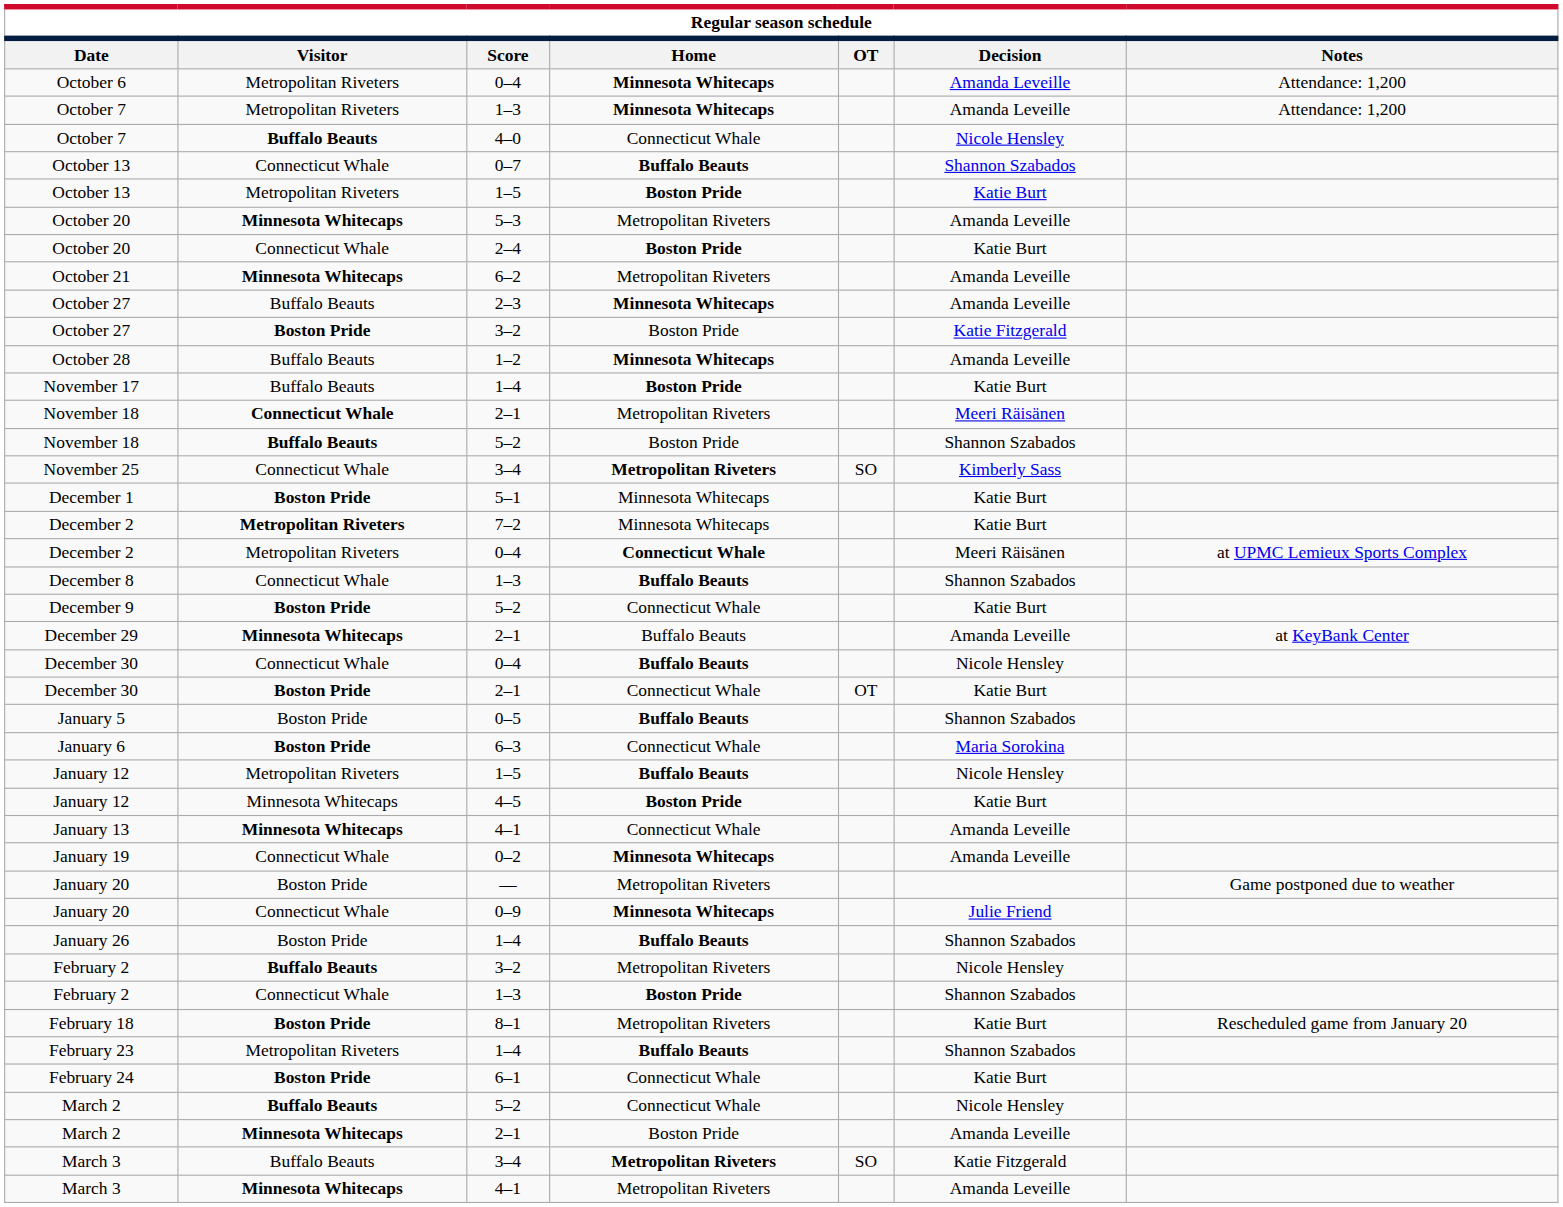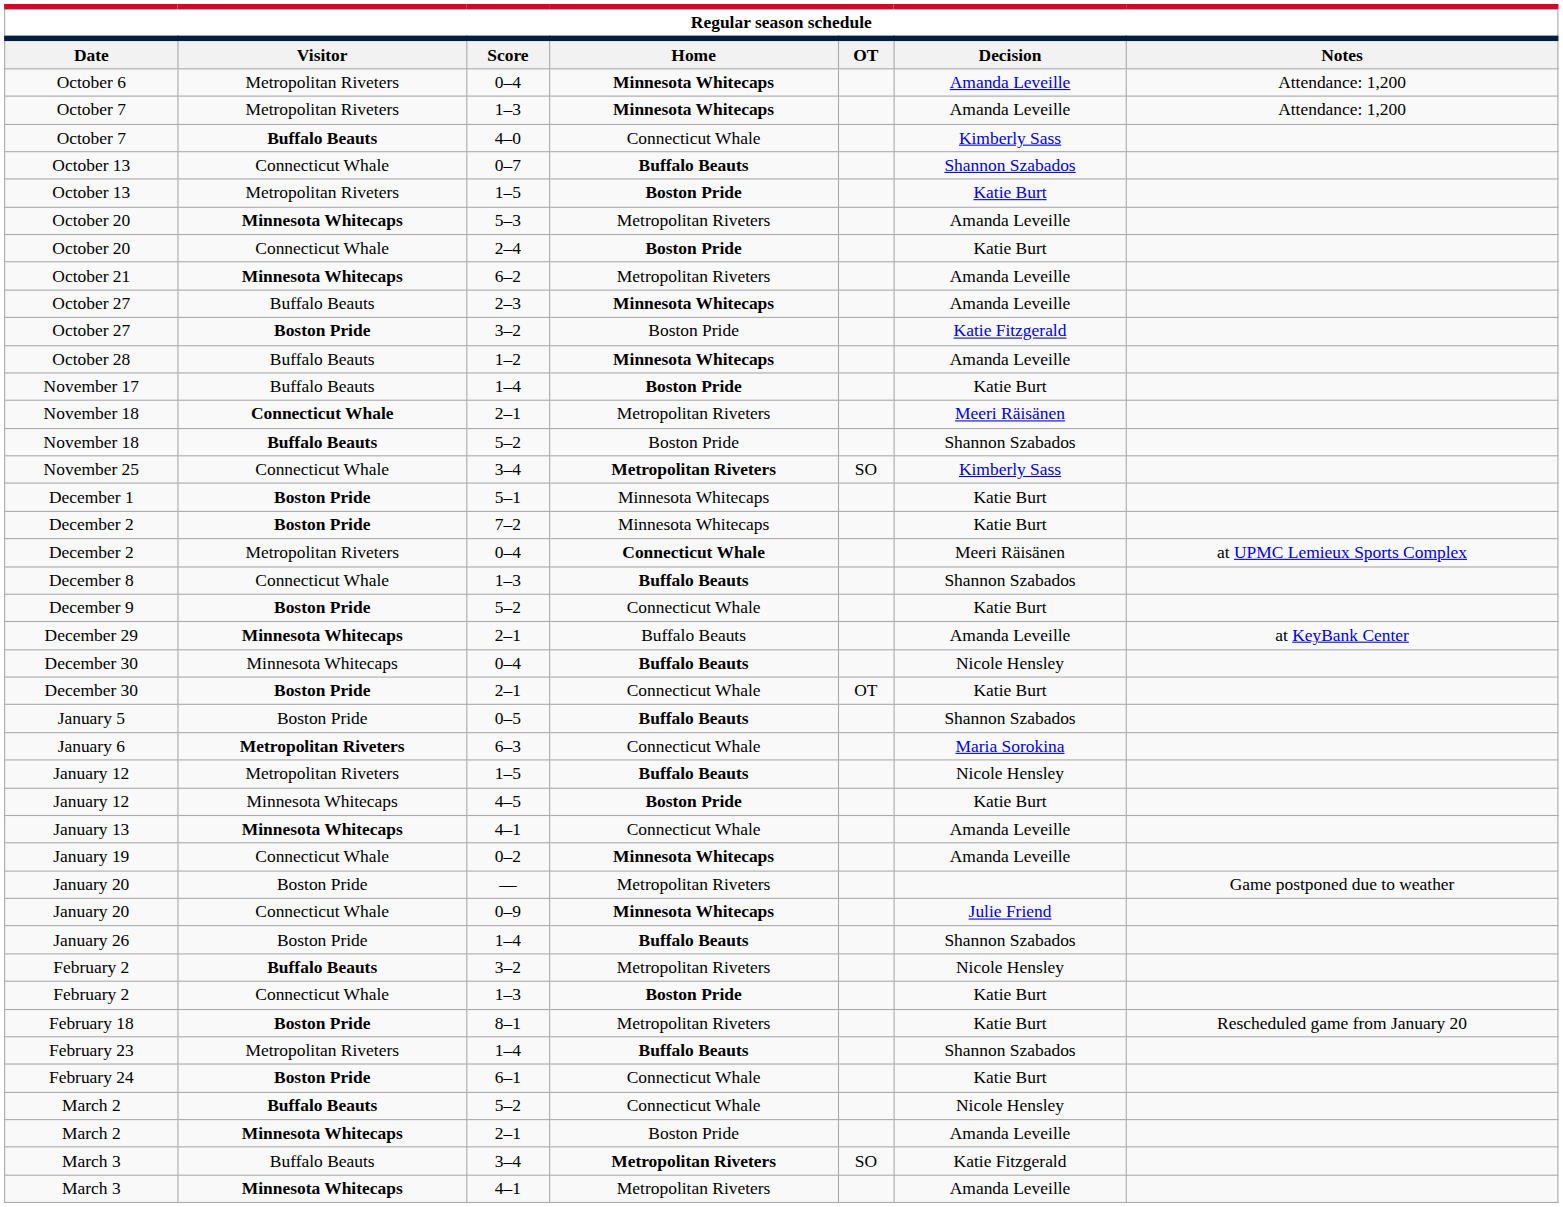(1010, 137) Nicole Hensley -> (1010, 137) Kimberly Sass
(322, 524) Metropolitan Riveters -> (322, 524) Boston Pride
(322, 663) Connecticut Whale -> (322, 663) Minnesota Whitecaps
(322, 746) Boston Pride -> (322, 746) Metropolitan Riveters
(1010, 995) Shannon Szabados -> (1010, 995) Katie Burt
